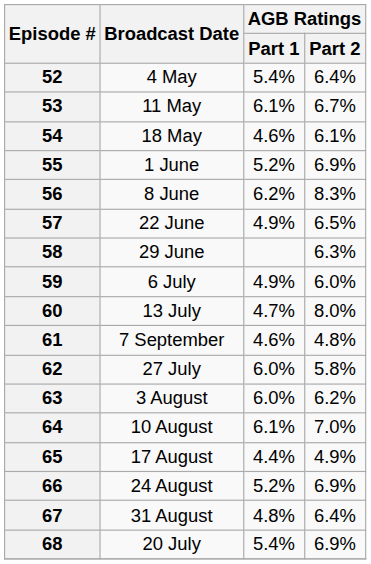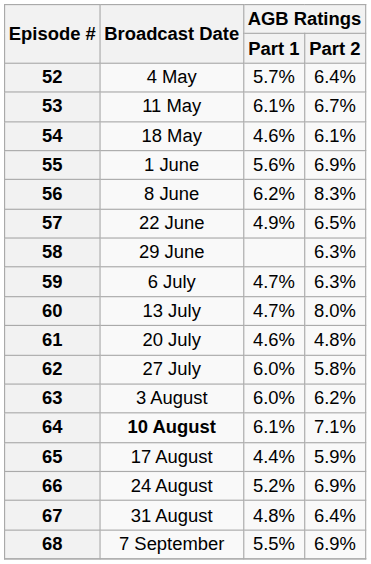(274, 77) 5.4% -> (274, 77) 5.7%
(274, 164) 5.2% -> (274, 164) 5.6%
(274, 281) 4.9% -> (274, 281) 4.7%
(335, 281) 6.0% -> (335, 281) 6.3%
(172, 340) 7 September -> (172, 340) 20 July
(172, 427) normal -> (172, 427) bold
(335, 427) 7.0% -> (335, 427) 7.1%
(335, 456) 4.9% -> (335, 456) 5.9%
(172, 544) 20 July -> (172, 544) 7 September
(274, 544) 5.4% -> (274, 544) 5.5%
